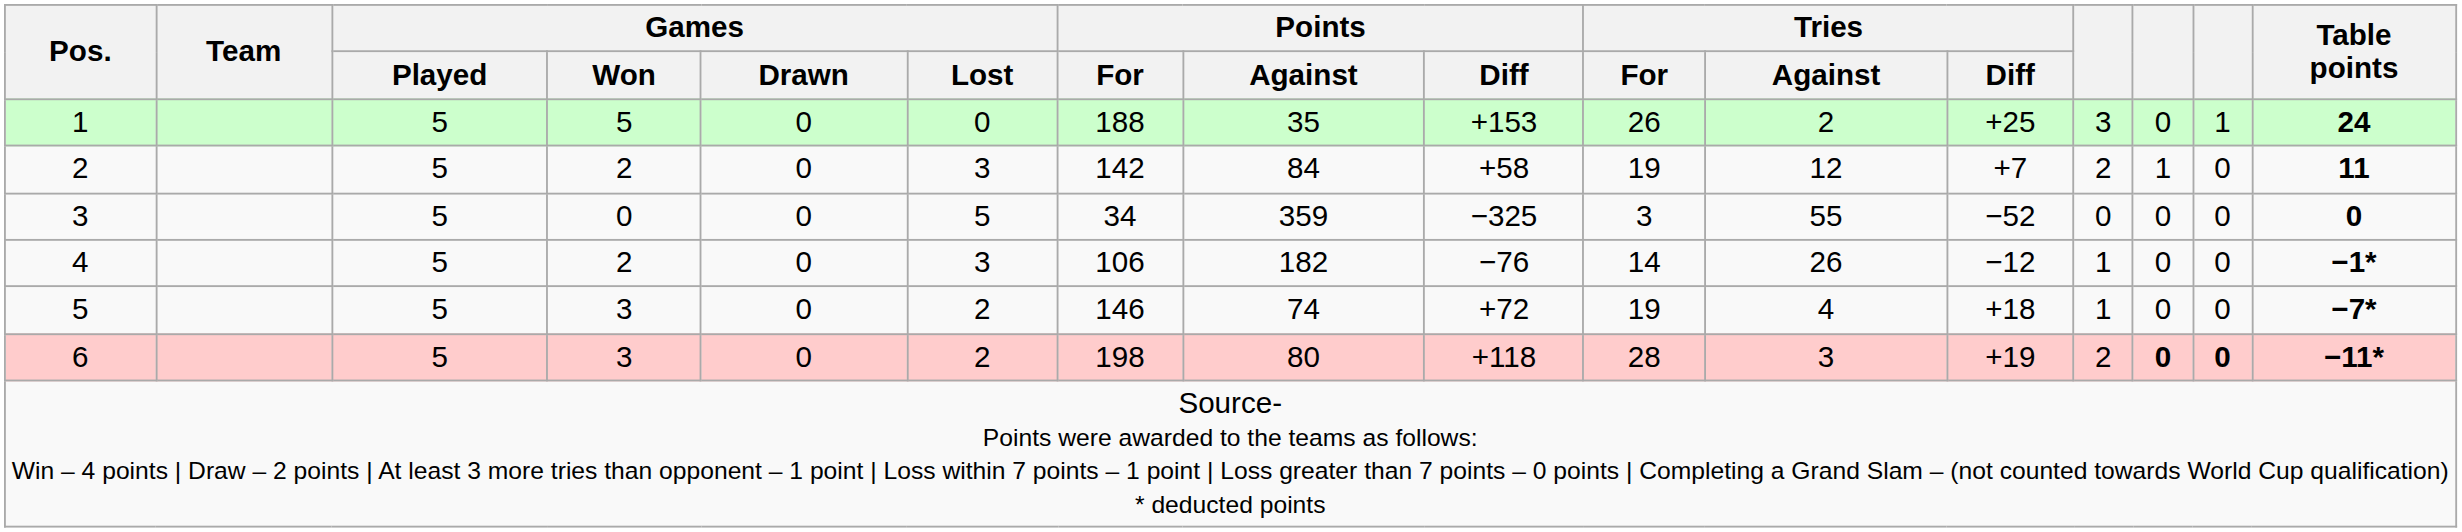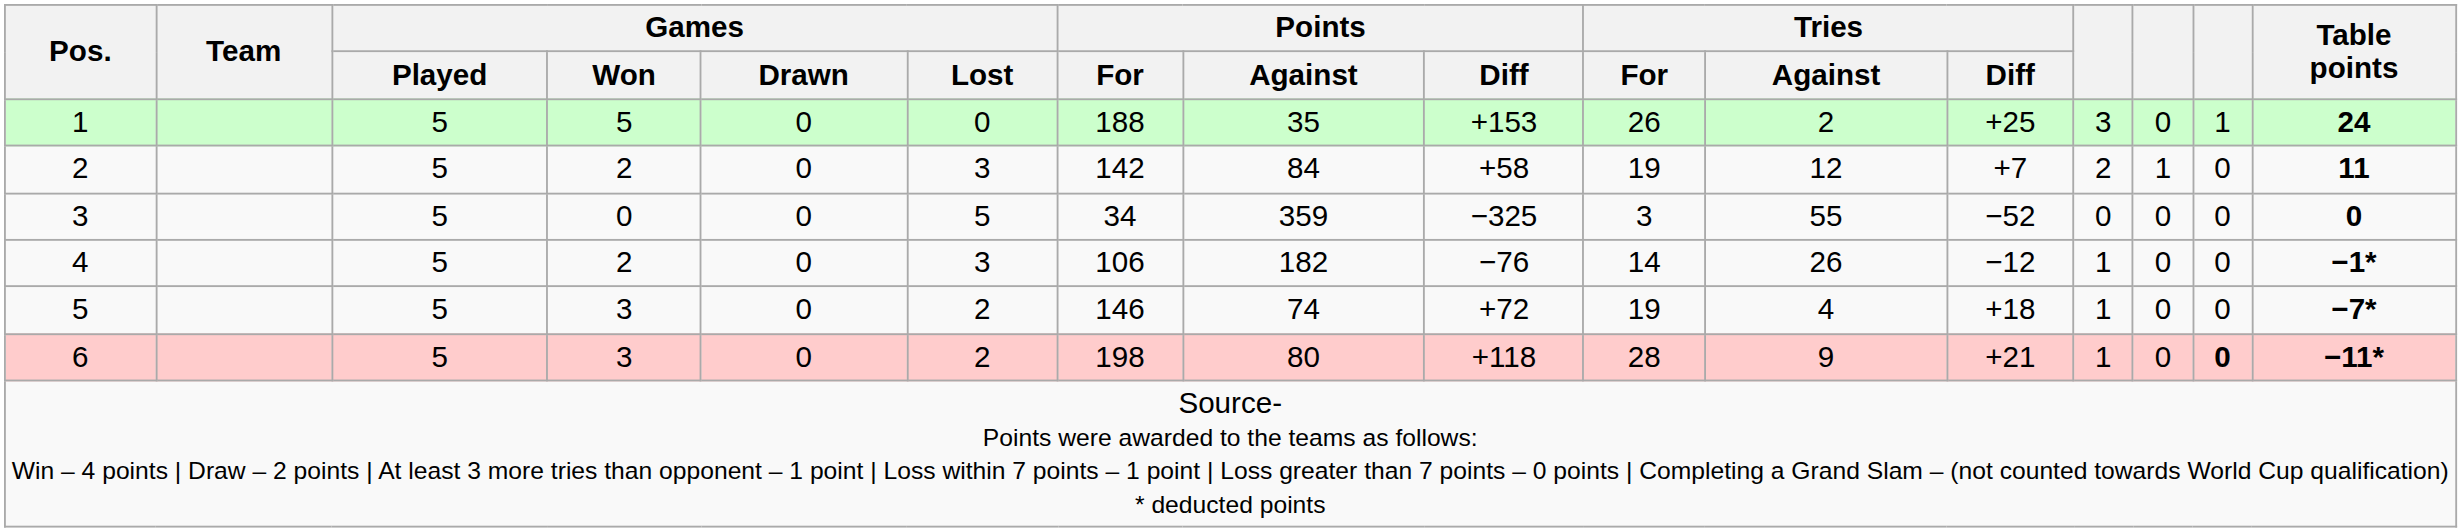(1826, 356) 3 -> (1826, 356) 9
(2010, 356) +19 -> (2010, 356) +21
(2103, 356) 2 -> (2103, 356) 1
(2163, 356) bold -> (2163, 356) normal
